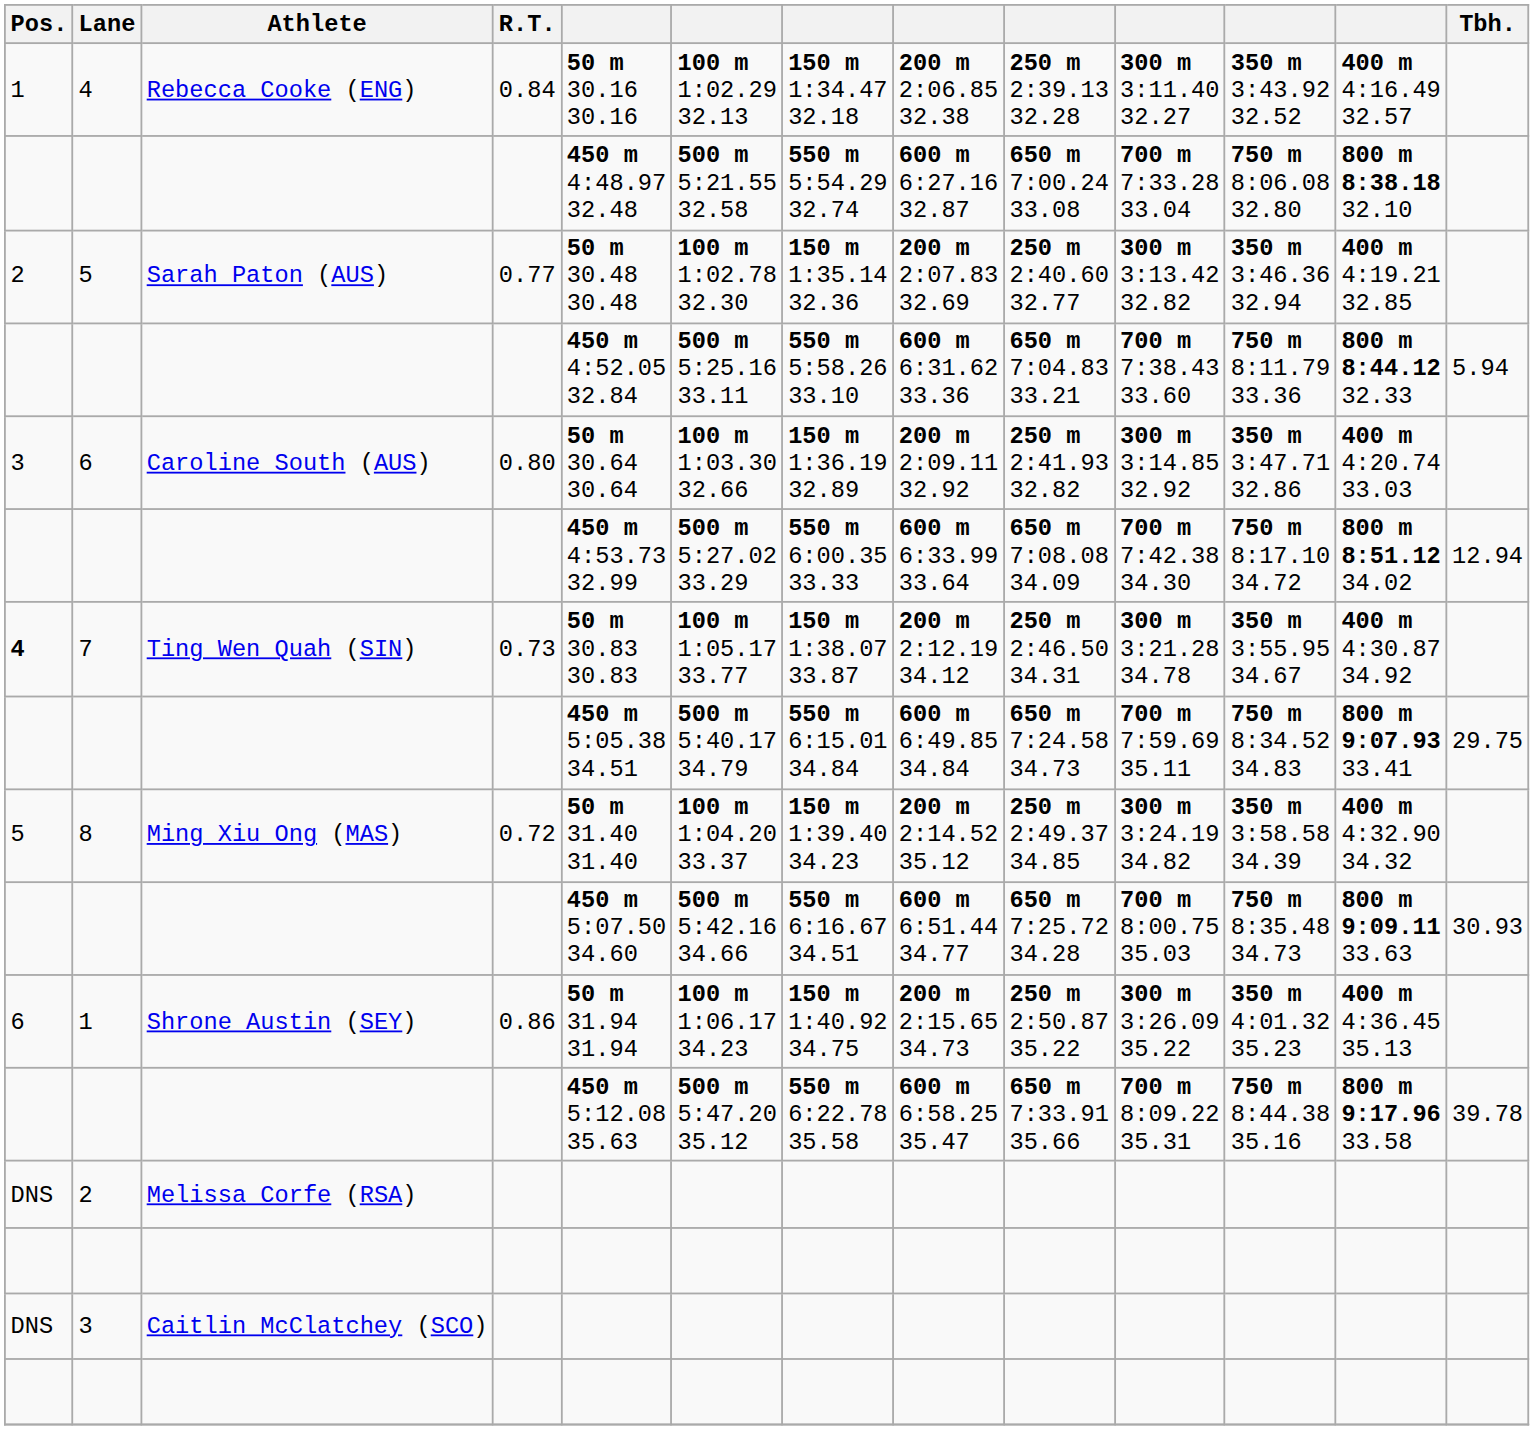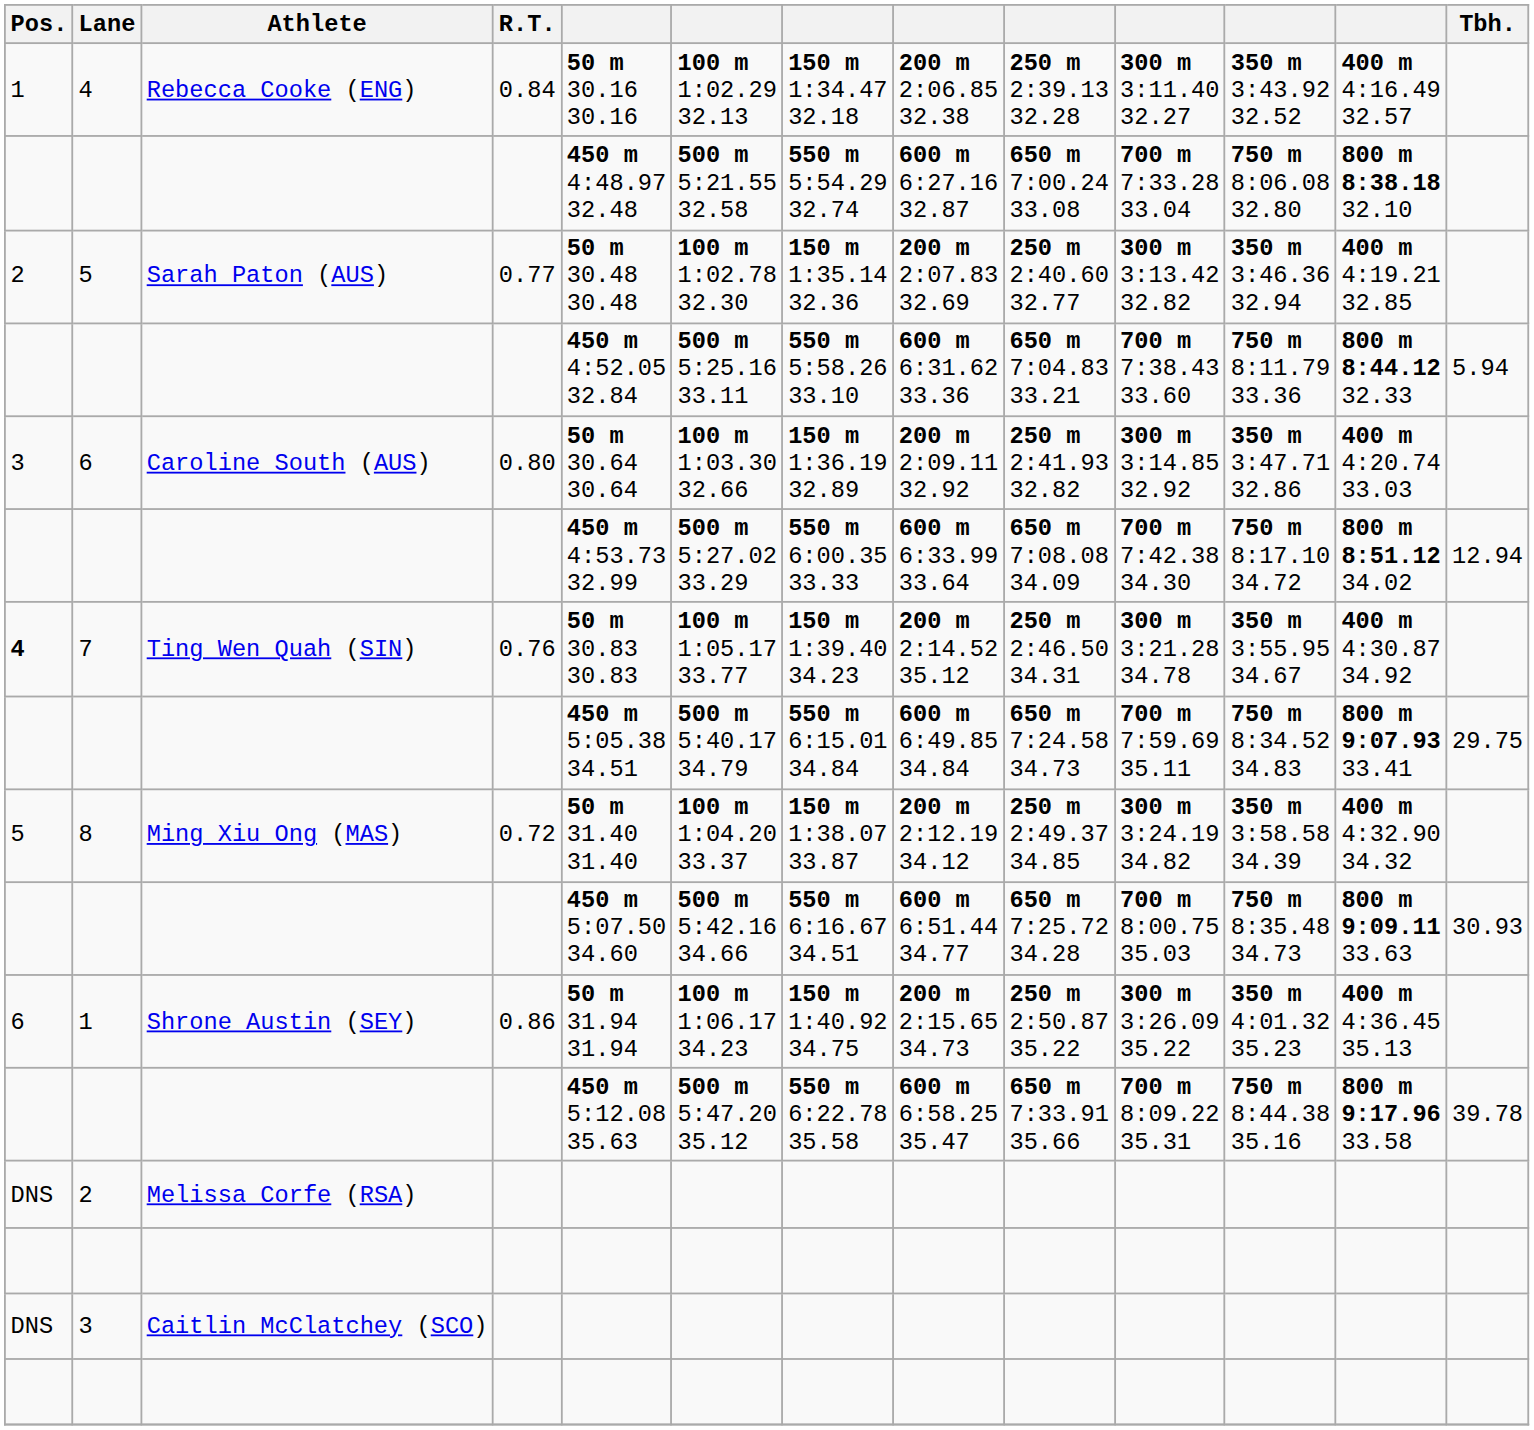(527, 649) 0.73 -> (527, 649) 0.76
(838, 649) 150 m 1:38.07 33.87 -> (838, 649) 150 m 1:39.40 34.23
(949, 649) 200 m 2:12.19 34.12 -> (949, 649) 200 m 2:14.52 35.12
(838, 835) 150 m 1:39.40 34.23 -> (838, 835) 150 m 1:38.07 33.87
(949, 835) 200 m 2:14.52 35.12 -> (949, 835) 200 m 2:12.19 34.12
